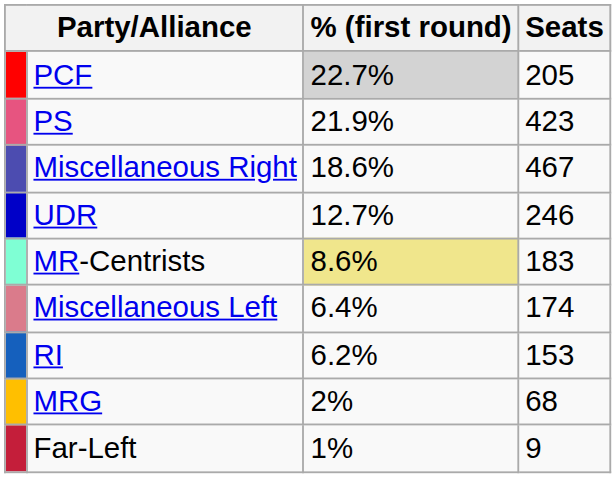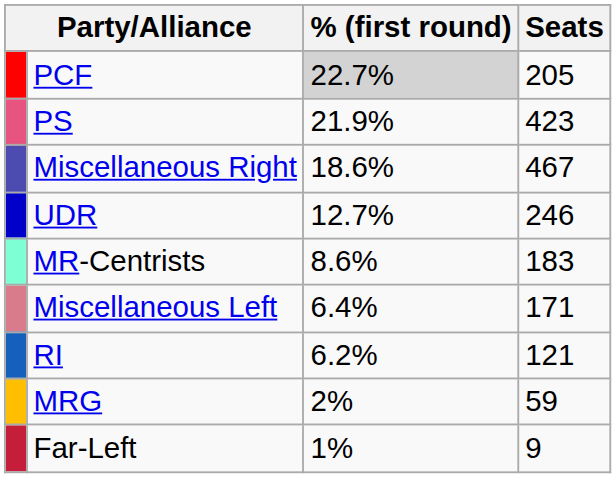(344, 261) khaki background -> (344, 261) no background
(550, 307) 174 -> (550, 307) 171
(550, 354) 153 -> (550, 354) 121
(542, 401) 68 -> (542, 401) 59
